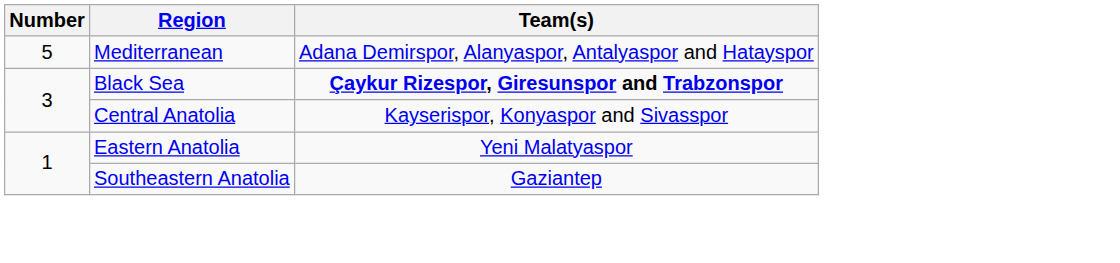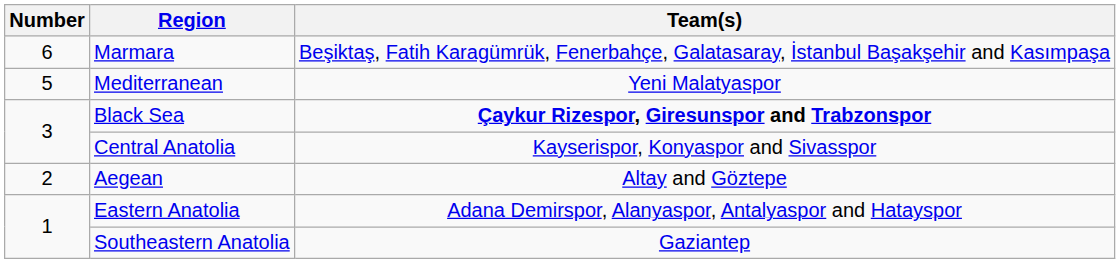+ row: (134, 52)
(556, 52) Adana Demirspor, Alanyaspor, Antalyaspor and Hatayspor -> (705, 83) Yeni Malatyaspor
+ row: (129, 178)
(556, 147) Yeni Malatyaspor -> (705, 210) Adana Demirspor, Alanyaspor, Antalyaspor and Hatayspor
